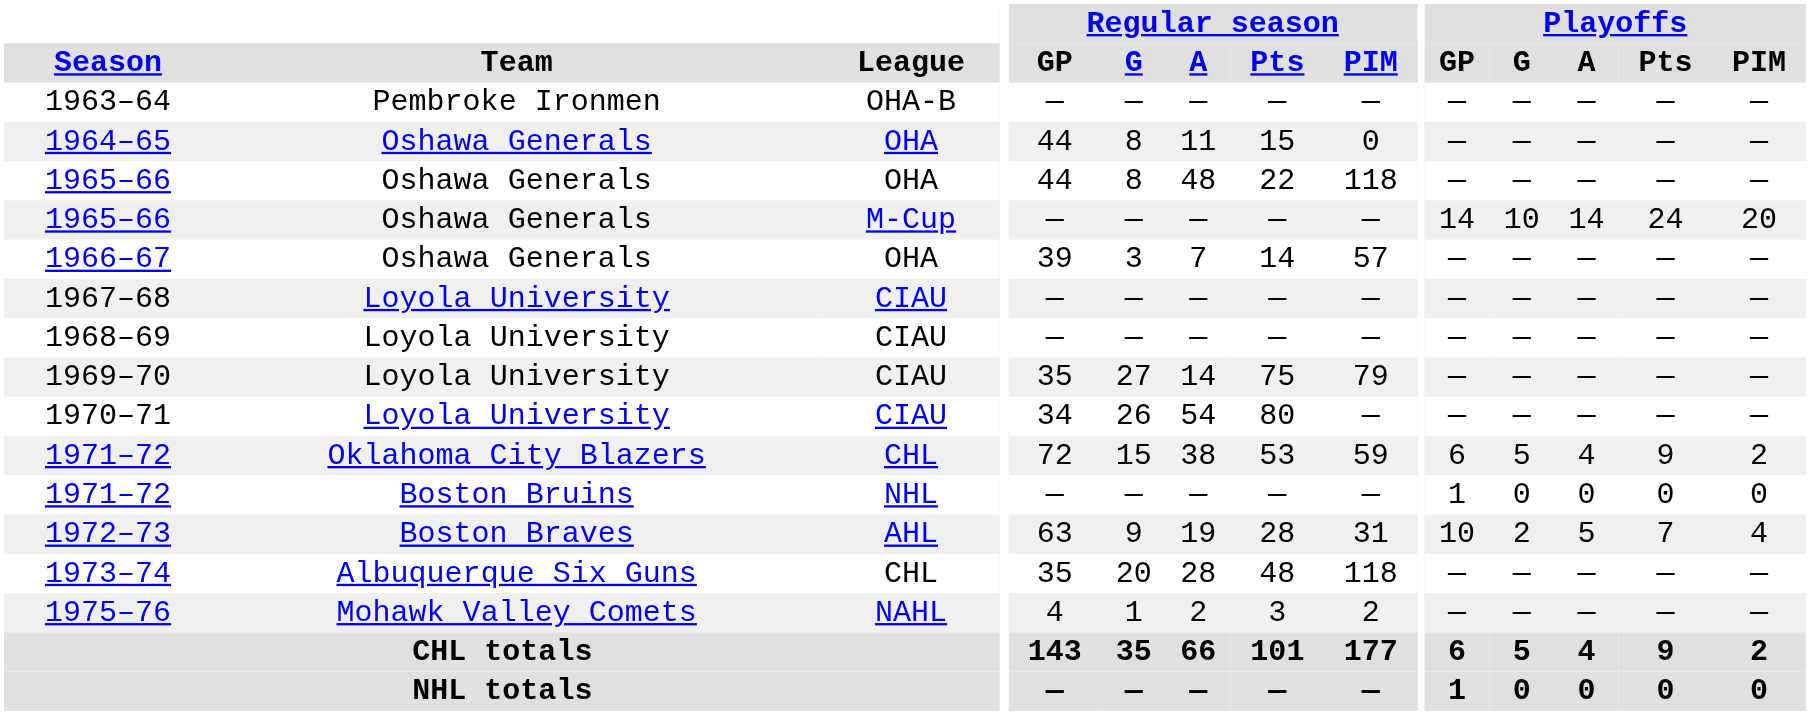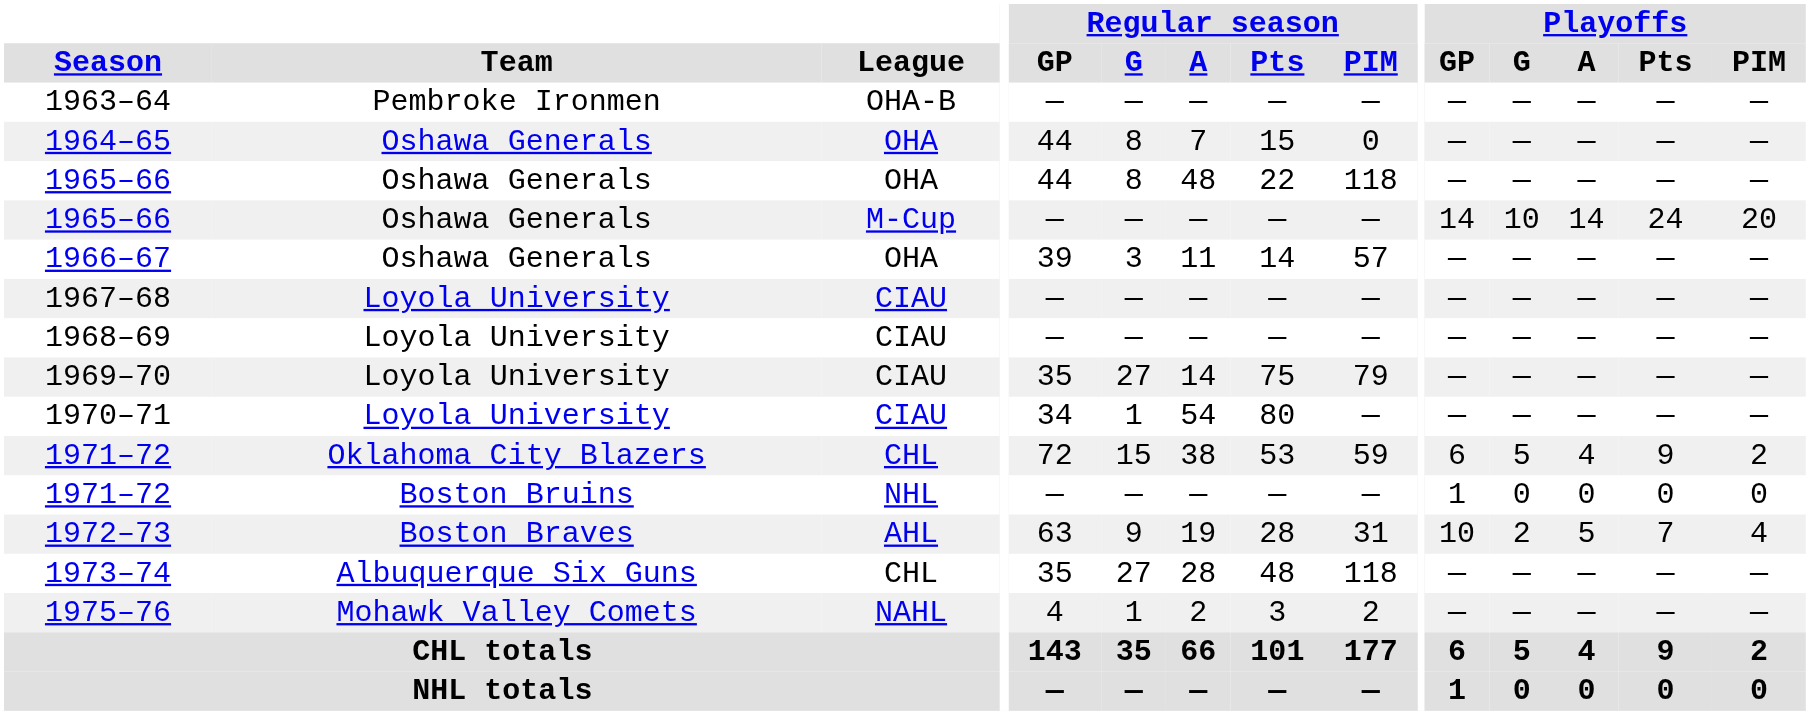(1198, 141) 11 -> (1198, 141) 7
(1198, 259) 7 -> (1198, 259) 11
(1134, 416) 26 -> (1134, 416) 1
(1134, 573) 20 -> (1134, 573) 27
